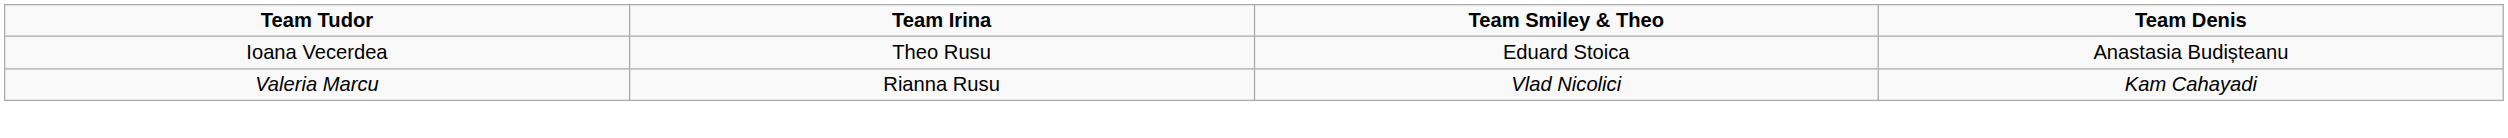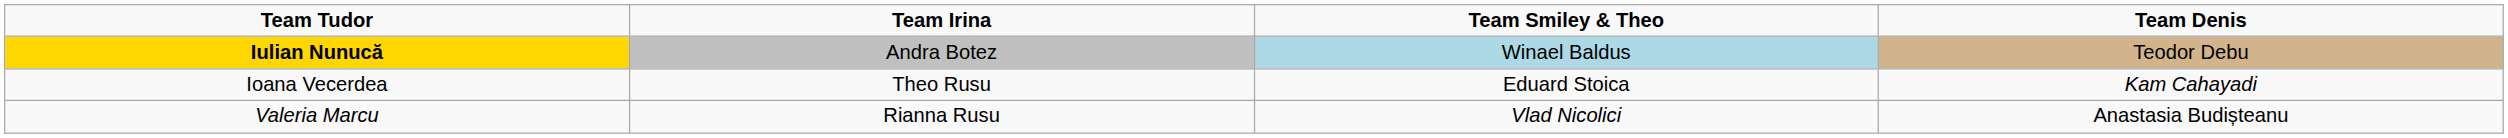+ row: (317, 52)
(2191, 52) Anastasia Budișteanu -> (2191, 84) Kam Cahayadi
(2191, 84) Kam Cahayadi -> (2191, 116) Anastasia Budișteanu
